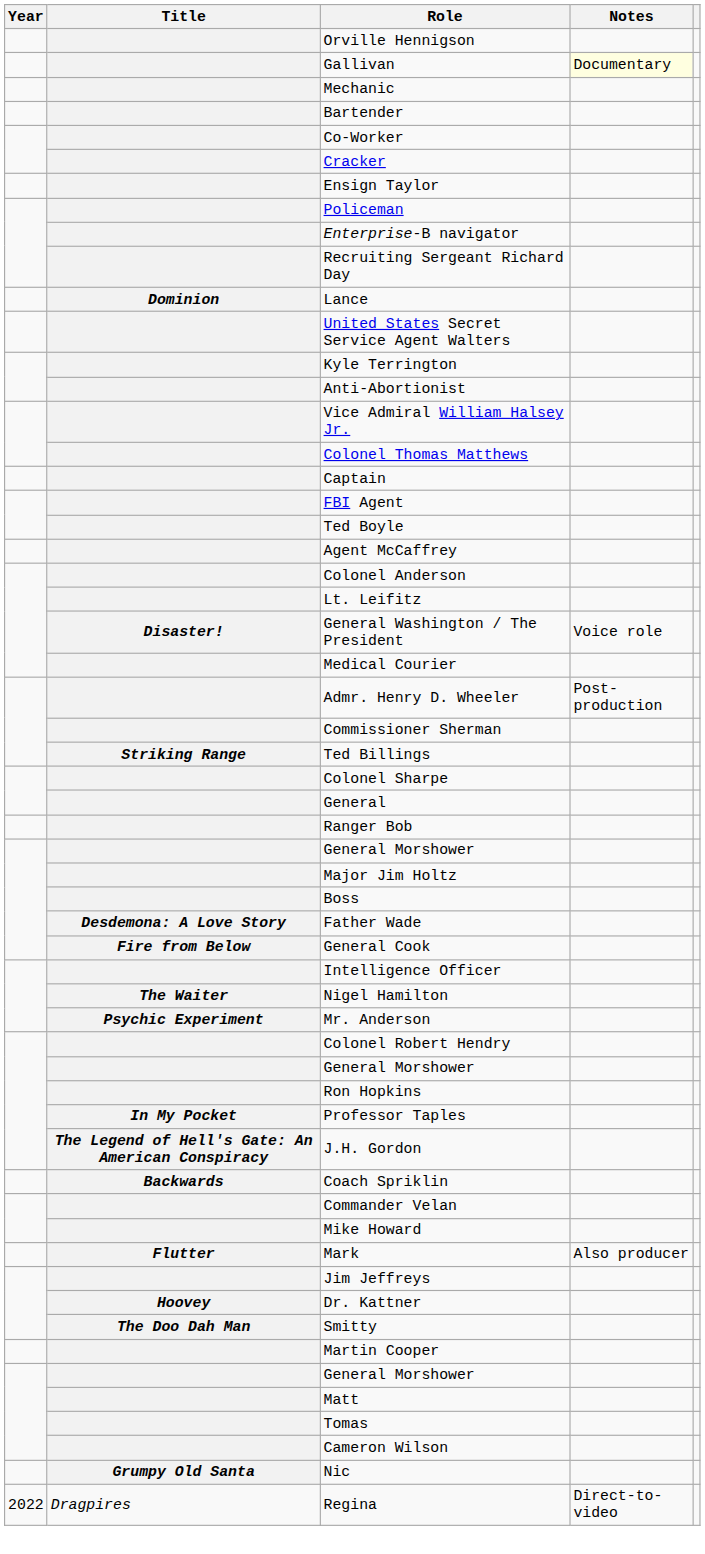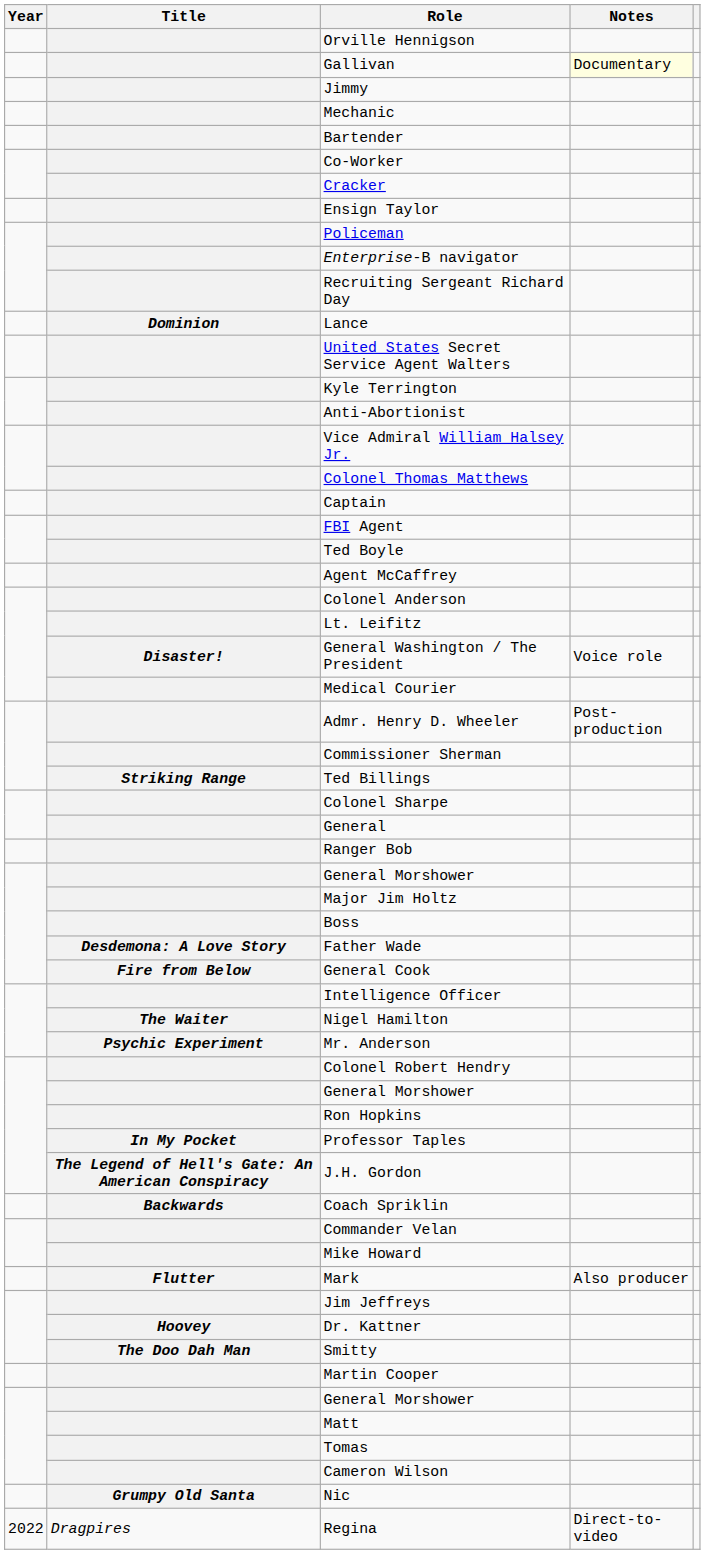+ row: (184, 89)
